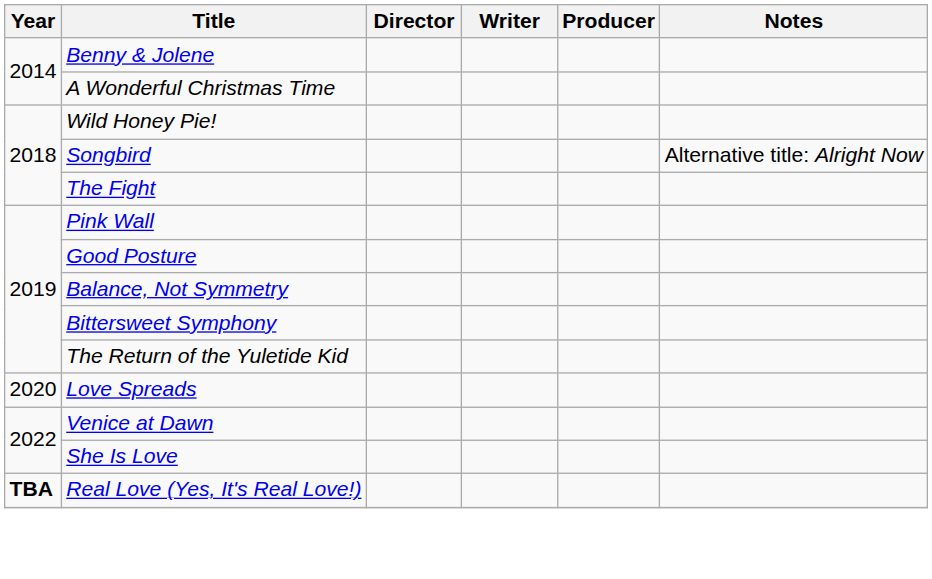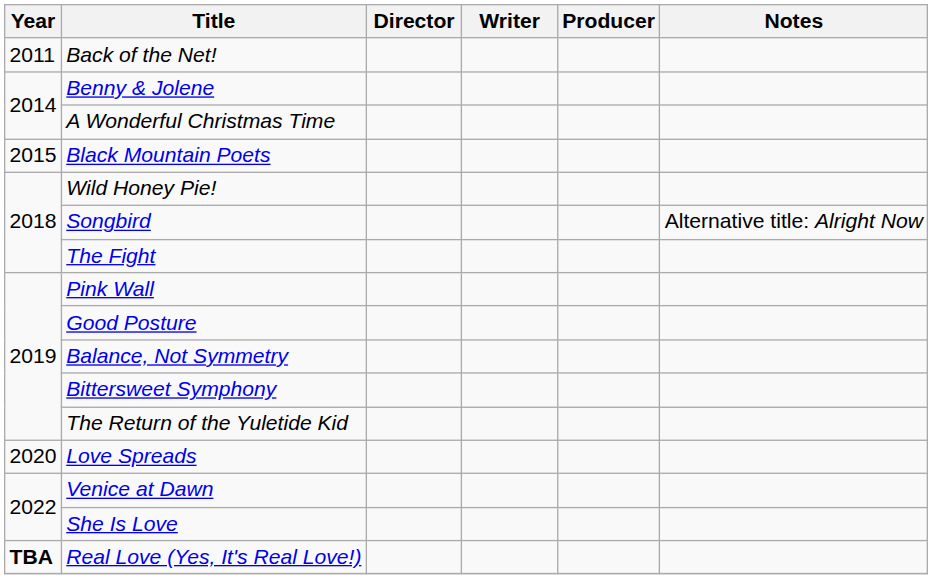+ row: (141, 54)
+ row: (168, 155)
